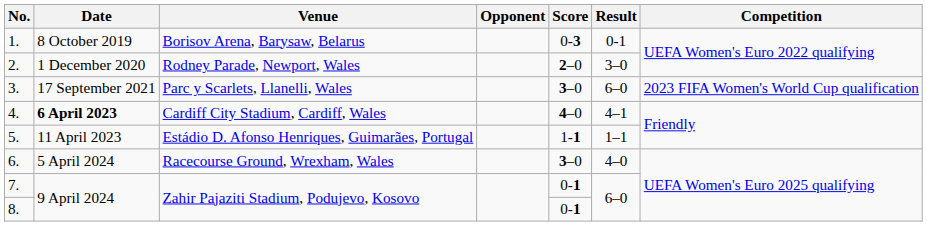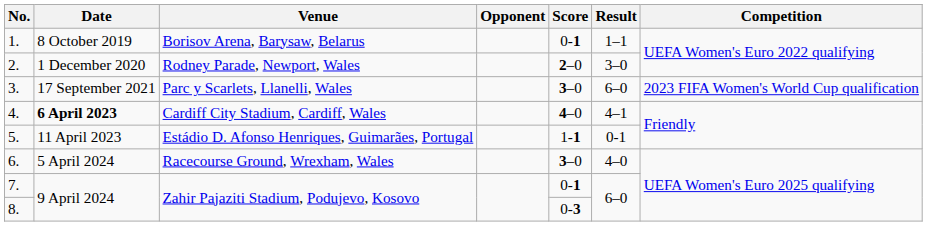(570, 40) 0-3 -> (570, 40) 0-1
(616, 40) 0-1 -> (616, 40) 1–1
(616, 137) 1–1 -> (616, 137) 0-1
(570, 209) 0-1 -> (570, 209) 0-3
